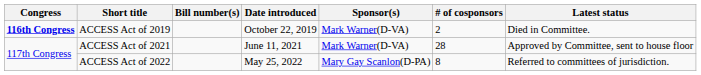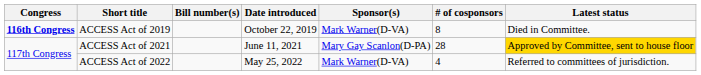(438, 29) 2 -> (438, 29) 8
(365, 45) Mark Warner(D-VA) -> (376, 45) Mary Gay Scanlon(D-PA)
(600, 45) no background -> (600, 45) gold background
(376, 62) Mary Gay Scanlon(D-PA) -> (365, 62) Mark Warner(D-VA)
(438, 62) 8 -> (438, 62) 4
